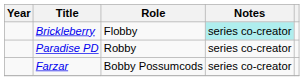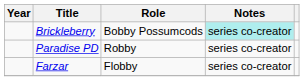(121, 31) Flobby -> (153, 31) Bobby Possumcods
(153, 66) Bobby Possumcods -> (121, 66) Flobby
